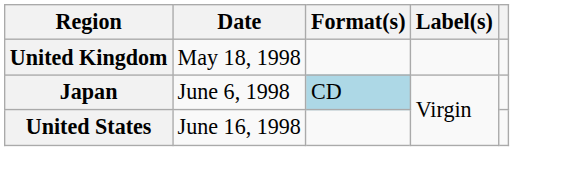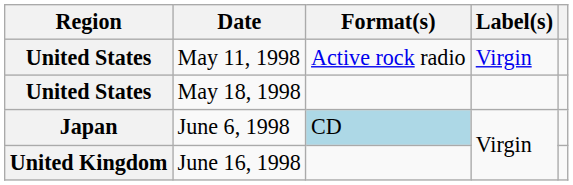+ row: (239, 57)
(89, 57) United Kingdom -> (89, 92) United States
(89, 127) United States -> (89, 162) United Kingdom
